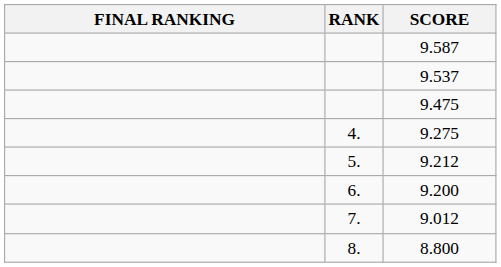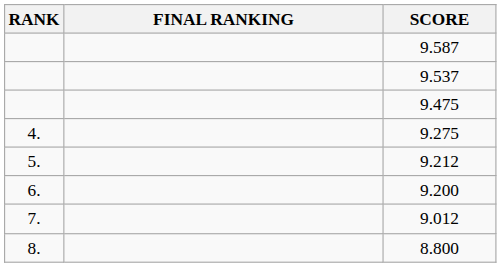columns swapped: (354, 18) <-> (165, 18)
